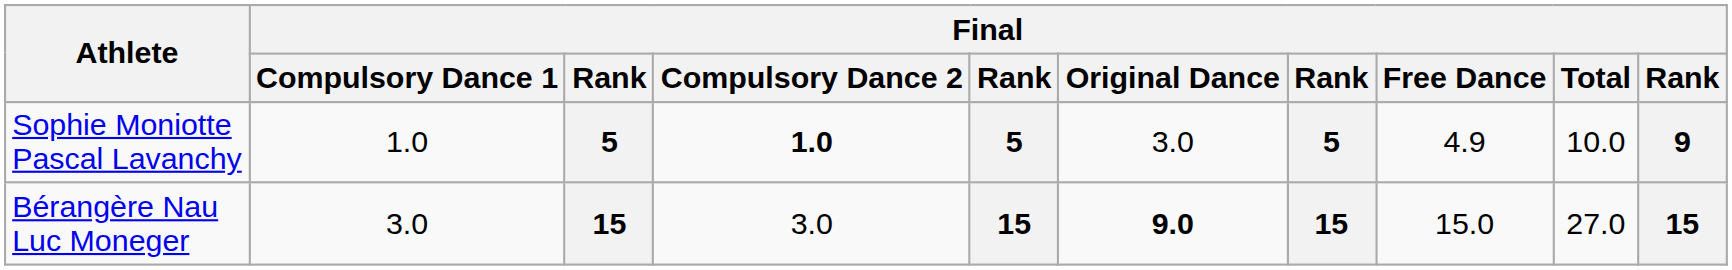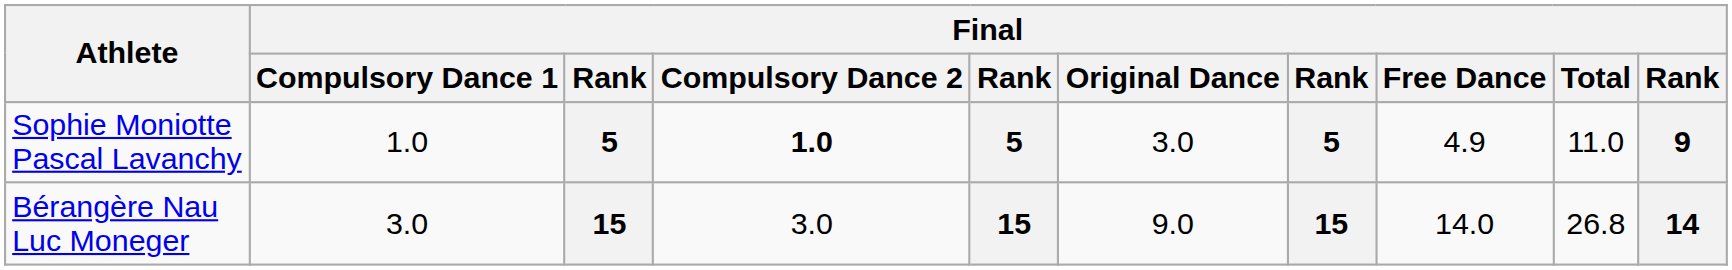(1596, 142) 10.0 -> (1596, 142) 11.0
(1173, 224) bold -> (1173, 224) normal
(1465, 224) 15.0 -> (1465, 224) 14.0
(1596, 224) 27.0 -> (1596, 224) 26.8
(1682, 224) 15 -> (1682, 224) 14
